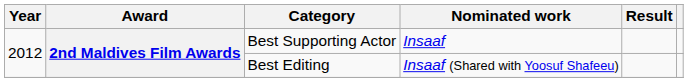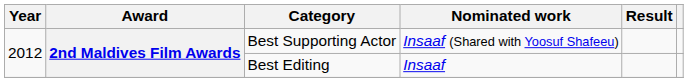(424, 41) Insaaf -> (511, 41) Insaaf (Shared with Yoosuf Shafeeu)
(511, 65) Insaaf (Shared with Yoosuf Shafeeu) -> (424, 65) Insaaf
